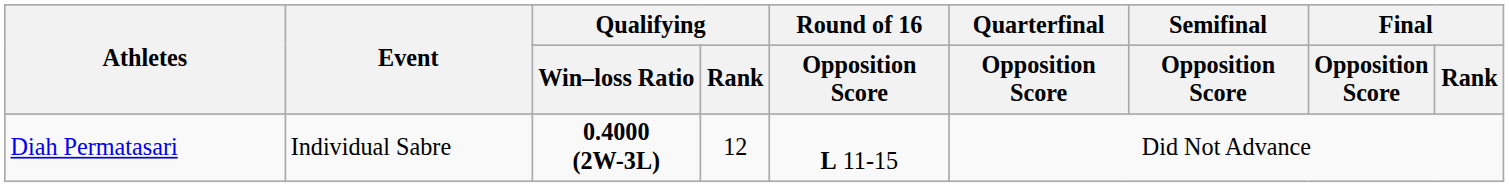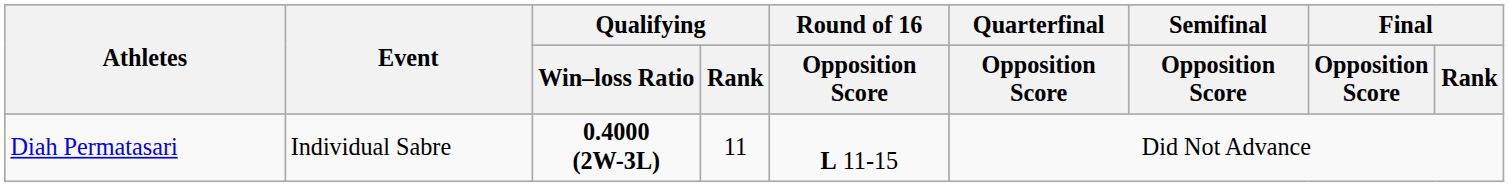(735, 147) 12 -> (735, 147) 11
